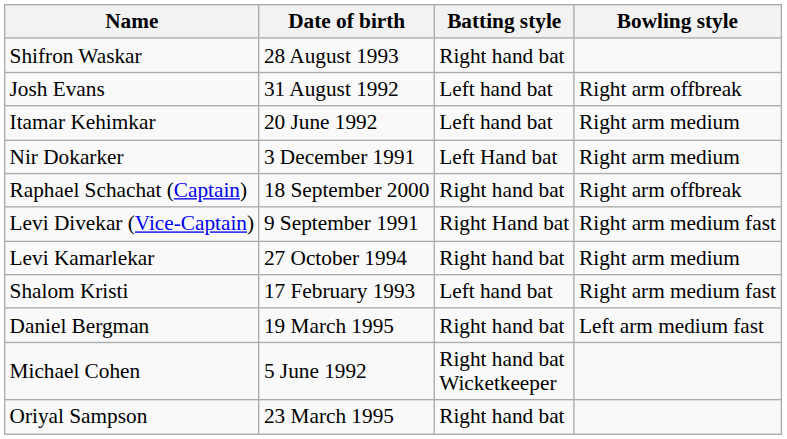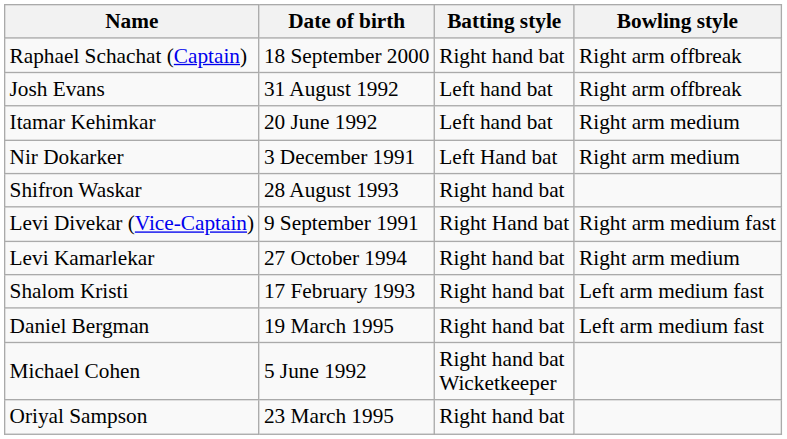rows swapped: (128, 190) <-> (76, 55)
(496, 291) Left hand bat -> (502, 291) Right hand bat
(677, 291) Right arm medium fast -> (672, 291) Left arm medium fast
